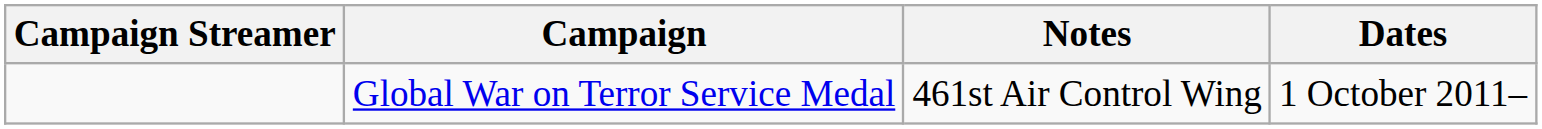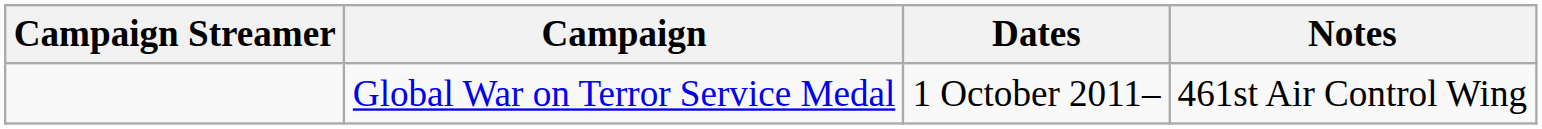columns swapped: (1403, 33) <-> (1087, 33)
